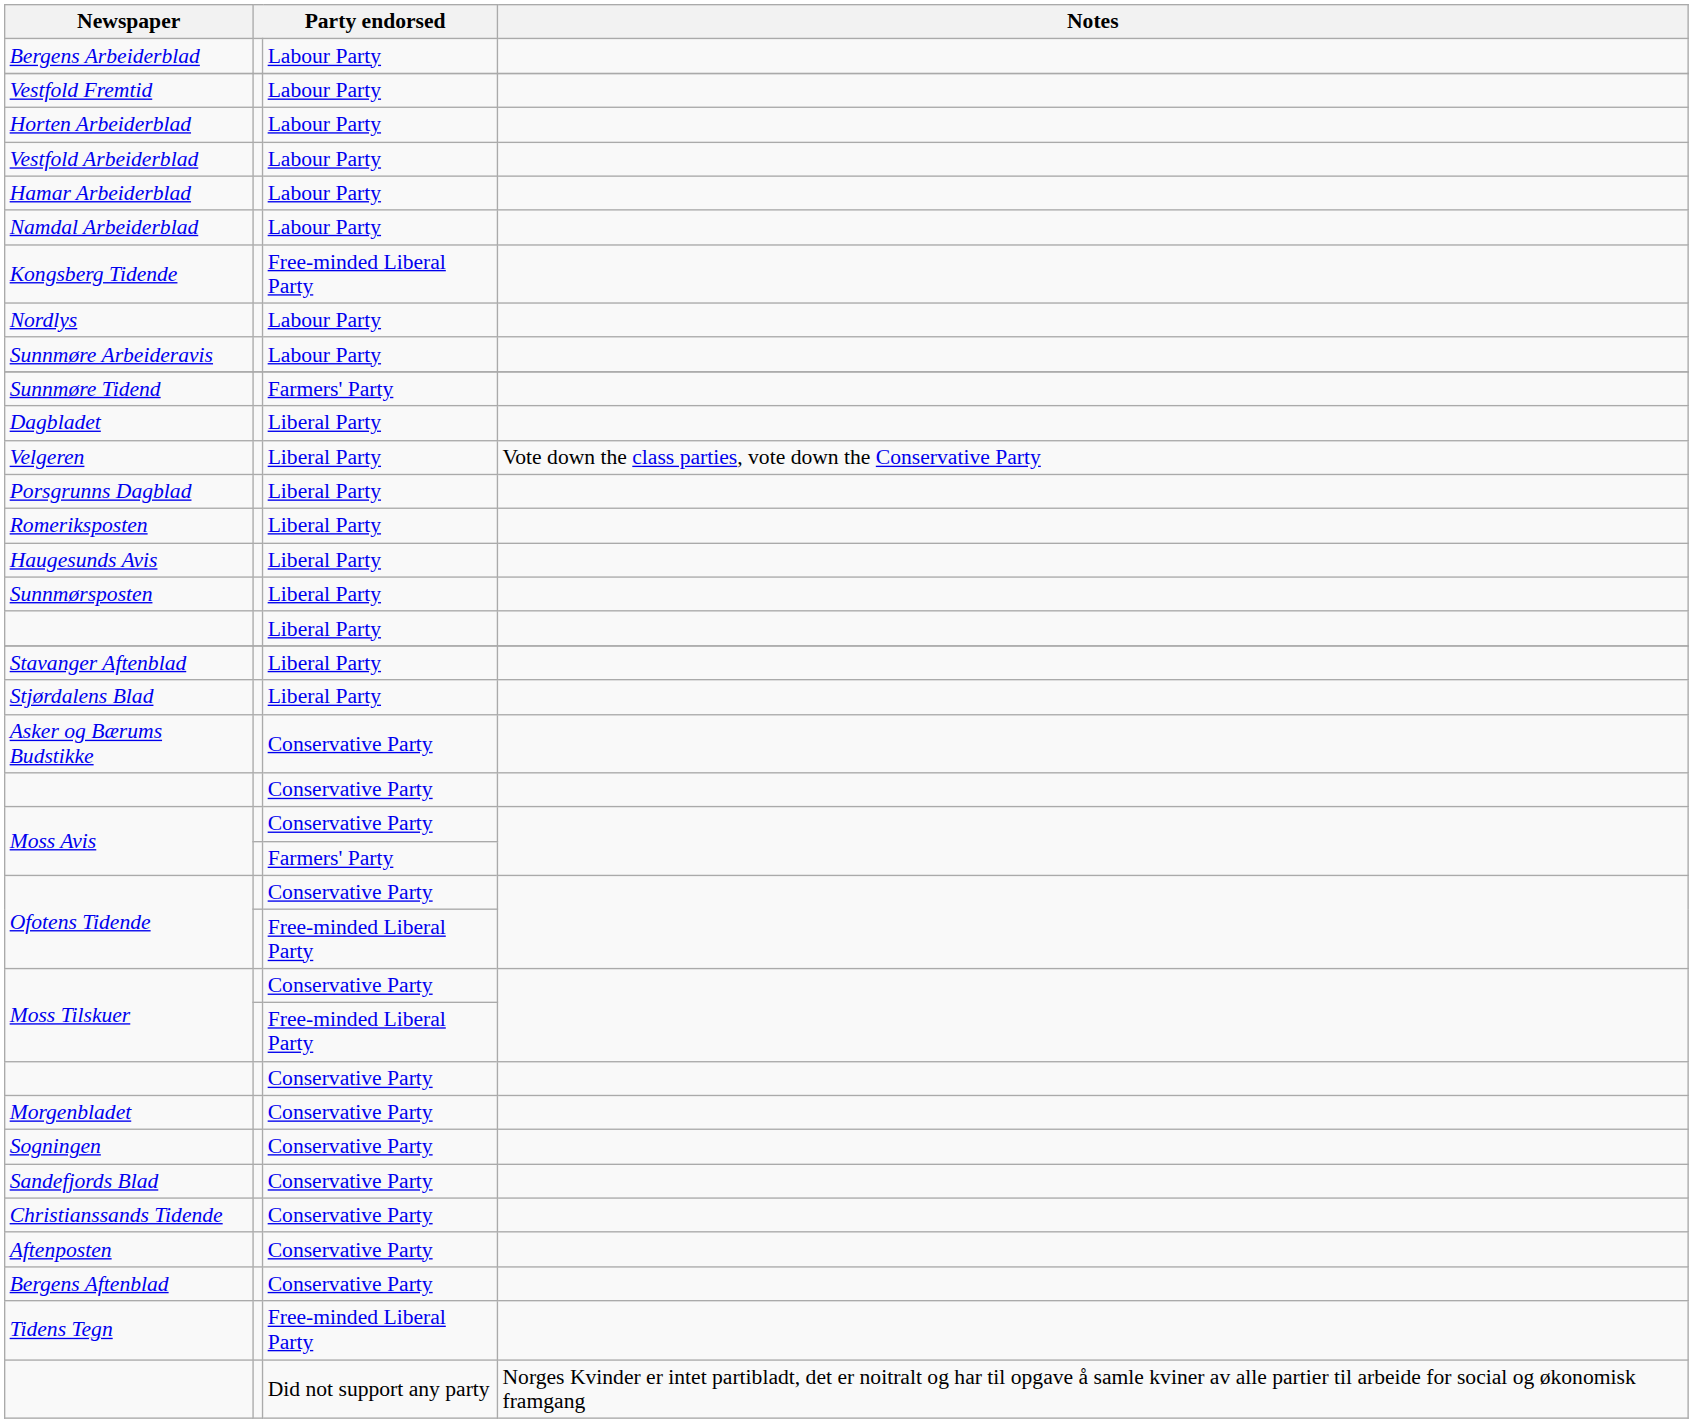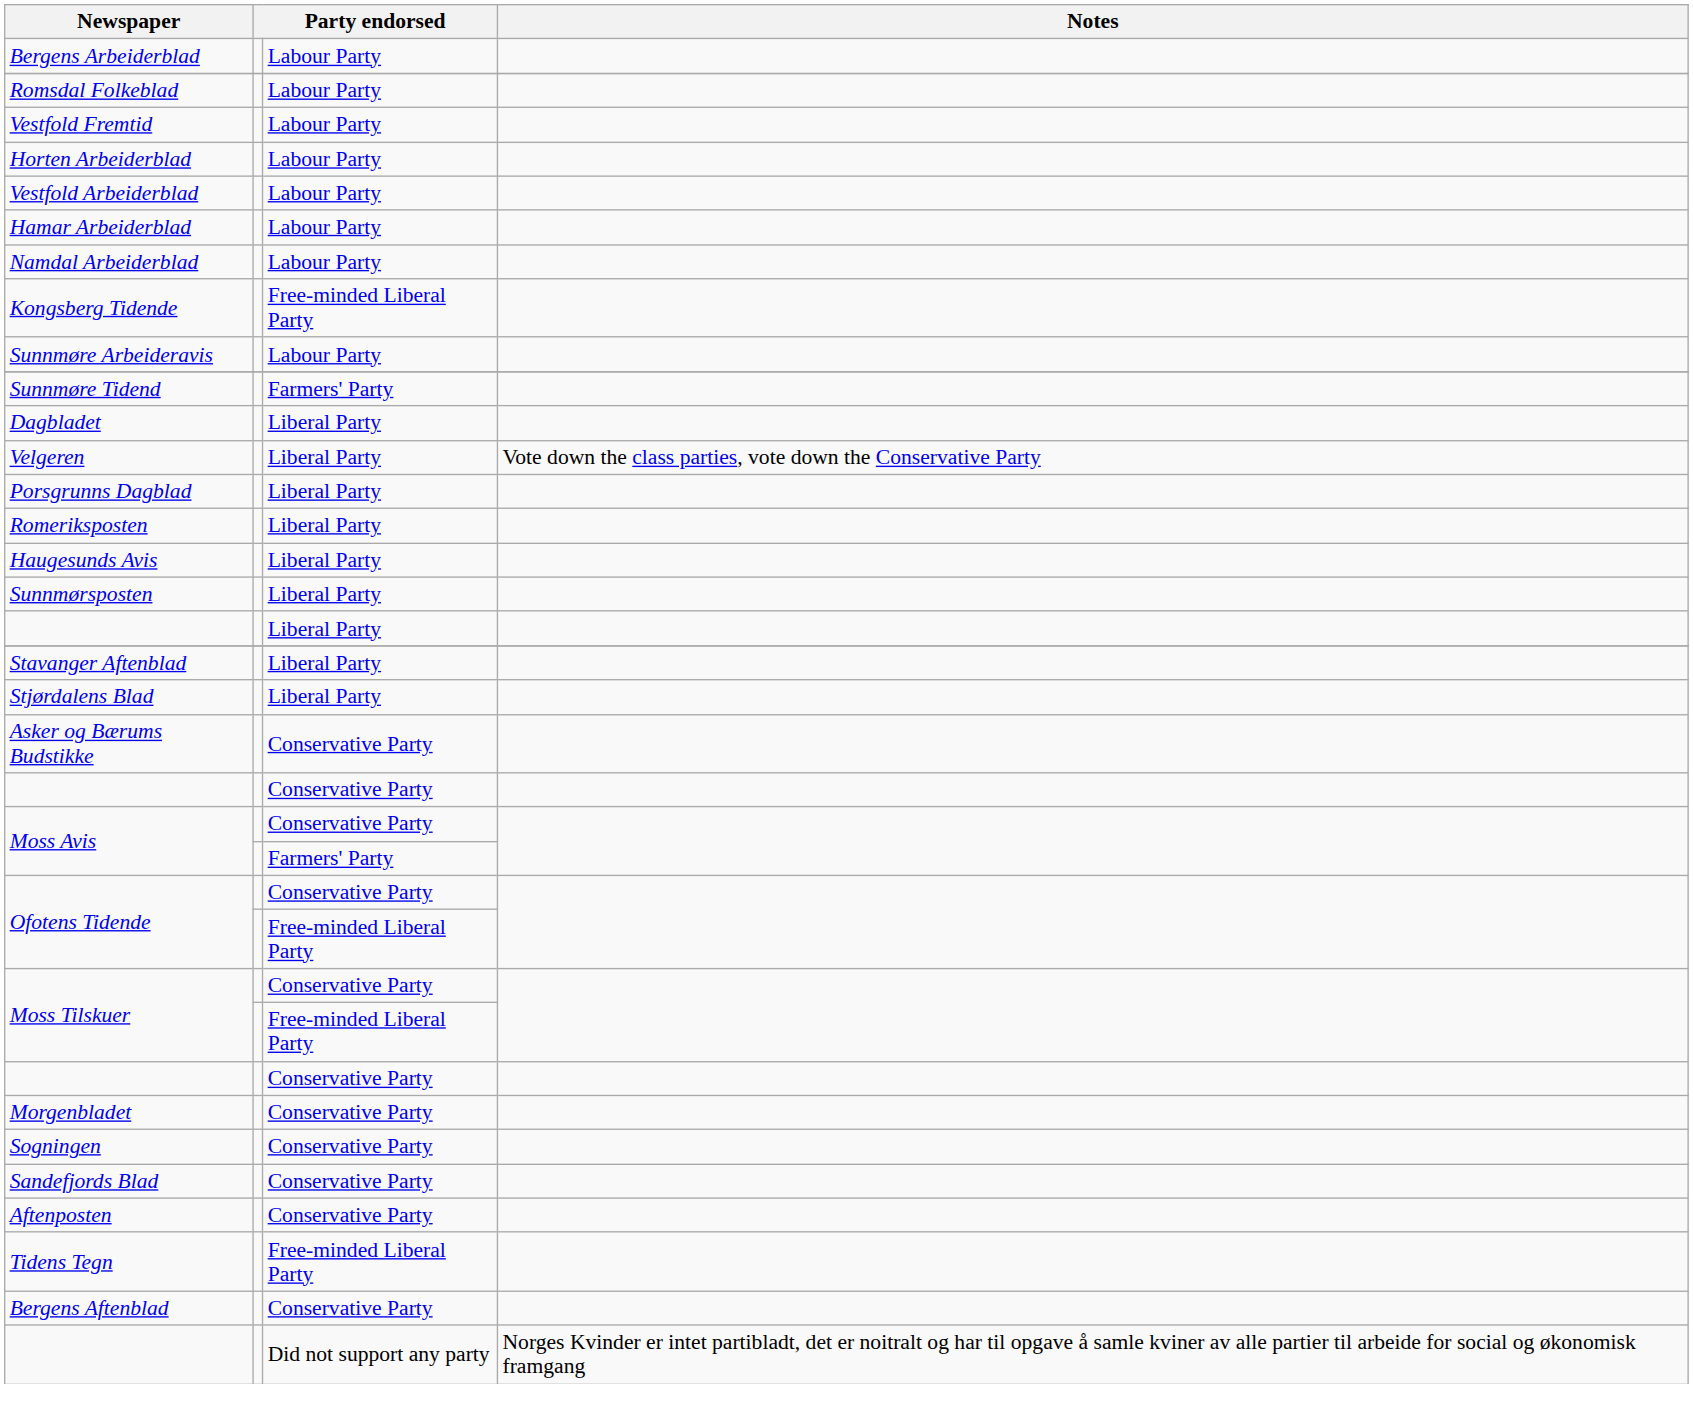+ row: (94, 90)
- row: (43, 319)
- row: (116, 1215)
rows swapped: (89, 1283) <-> (61, 1329)
